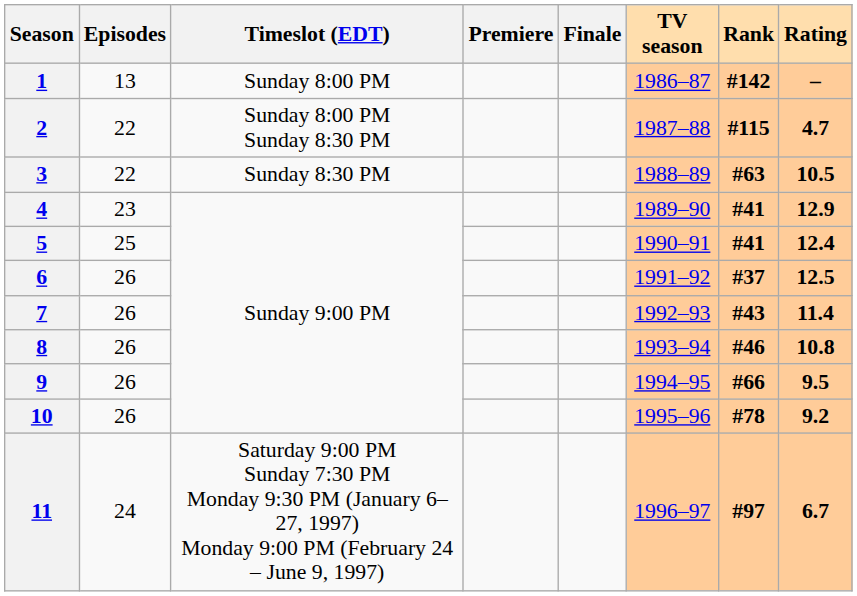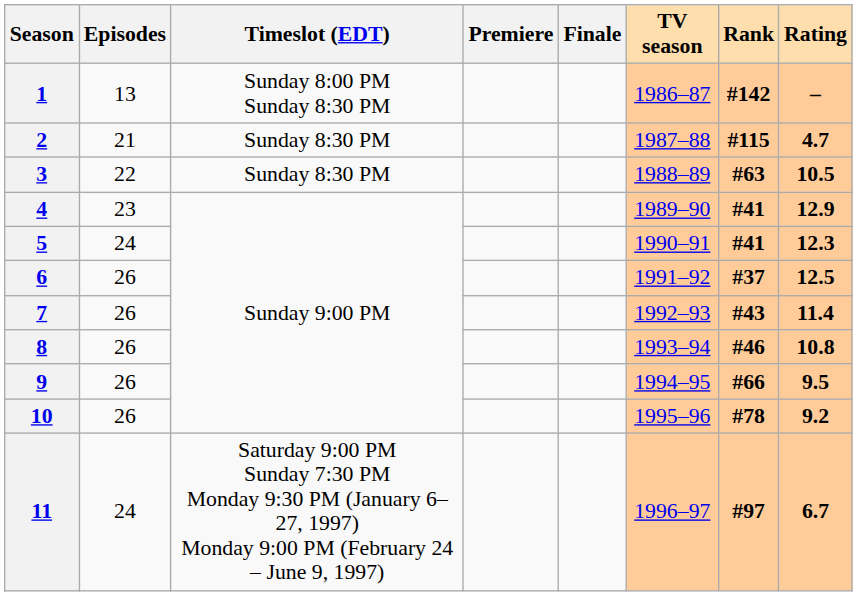(317, 80) Sunday 8:00 PM -> (317, 92) Sunday 8:00 PM Sunday 8:30 PM
(125, 127) 22 -> (125, 139) 21
(317, 127) Sunday 8:00 PM Sunday 8:30 PM -> (317, 139) Sunday 8:30 PM
(125, 243) 25 -> (125, 243) 24
(815, 243) 12.4 -> (815, 243) 12.3
